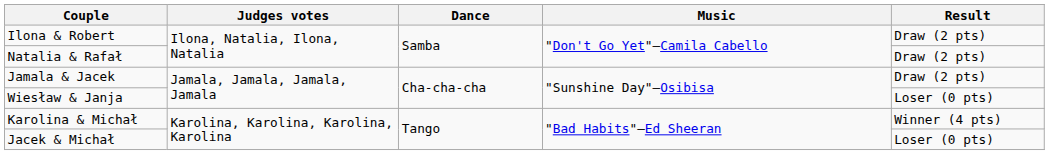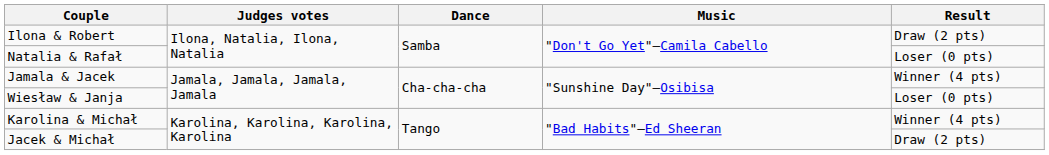(940, 56) Draw (2 pts) -> (944, 56) Loser (0 pts)
(940, 77) Draw (2 pts) -> (948, 77) Winner (4 pts)
(944, 139) Loser (0 pts) -> (940, 139) Draw (2 pts)
